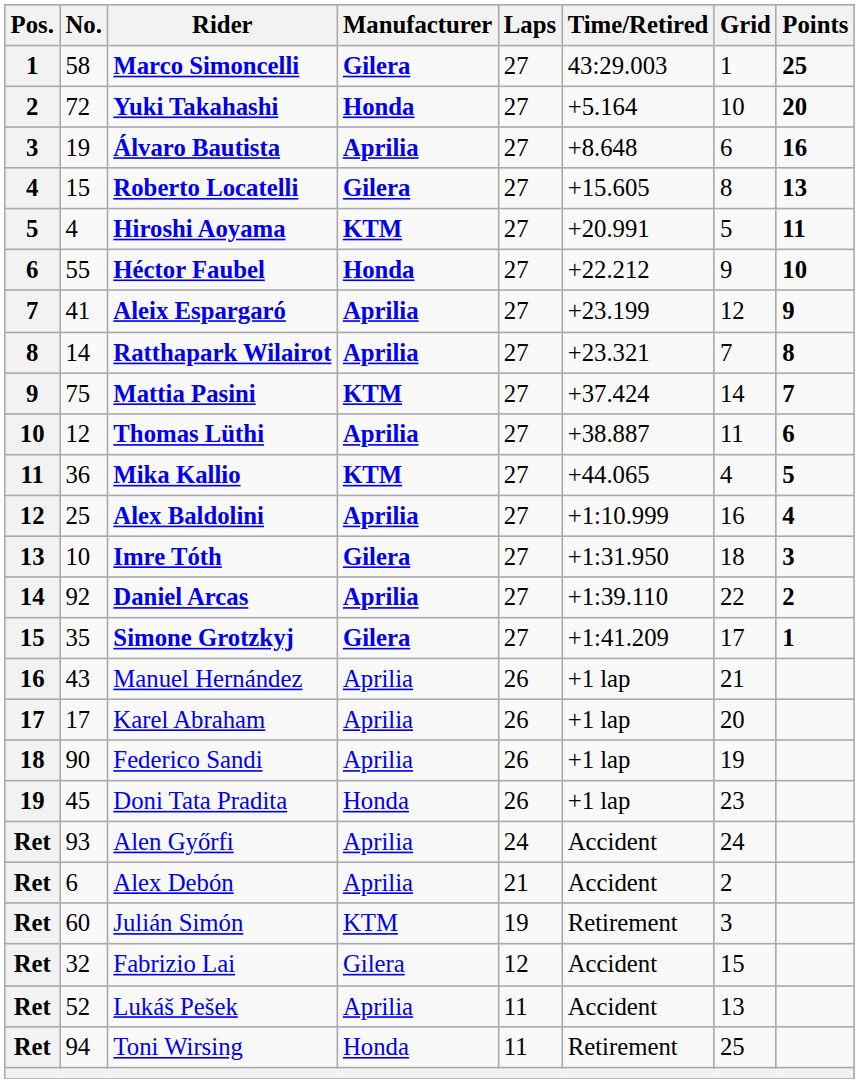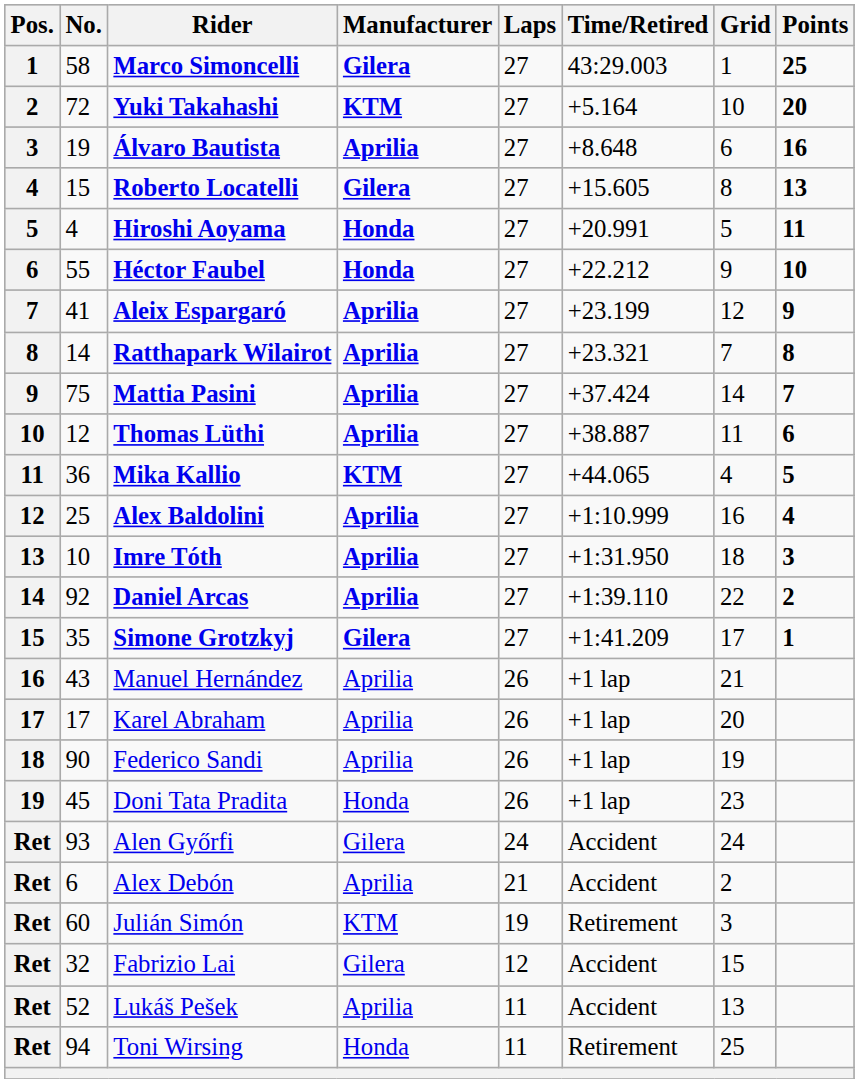(379, 106) Honda -> (372, 106) KTM
(372, 229) KTM -> (379, 229) Honda
(372, 392) KTM -> (381, 392) Aprilia
(377, 556) Gilera -> (381, 556) Aprilia
(378, 842) Aprilia -> (374, 842) Gilera
